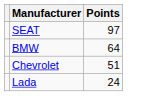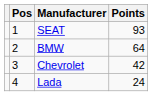+ column: (22, 13)
(114, 31) 97 -> (139, 31) 93
(114, 65) 51 -> (139, 65) 42
